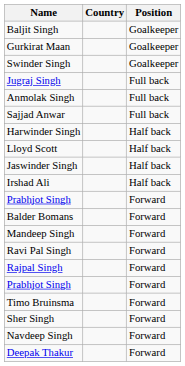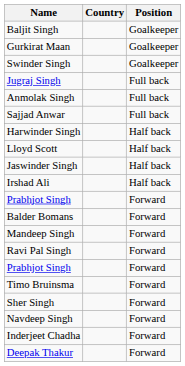- row: (35, 268)
+ row: (44, 336)
